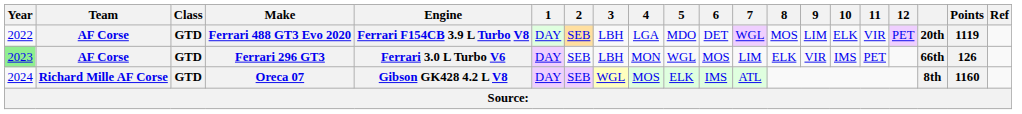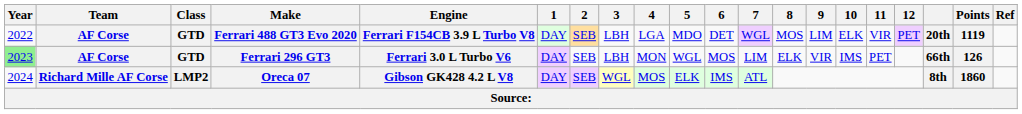(188, 77) GTD -> (191, 77) LMP2
(967, 77) 1160 -> (973, 77) 1860
